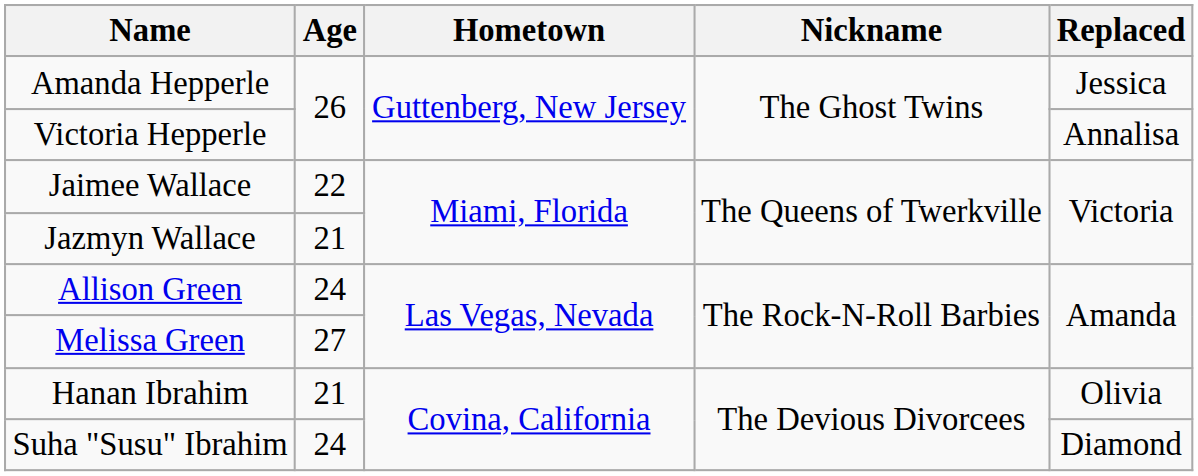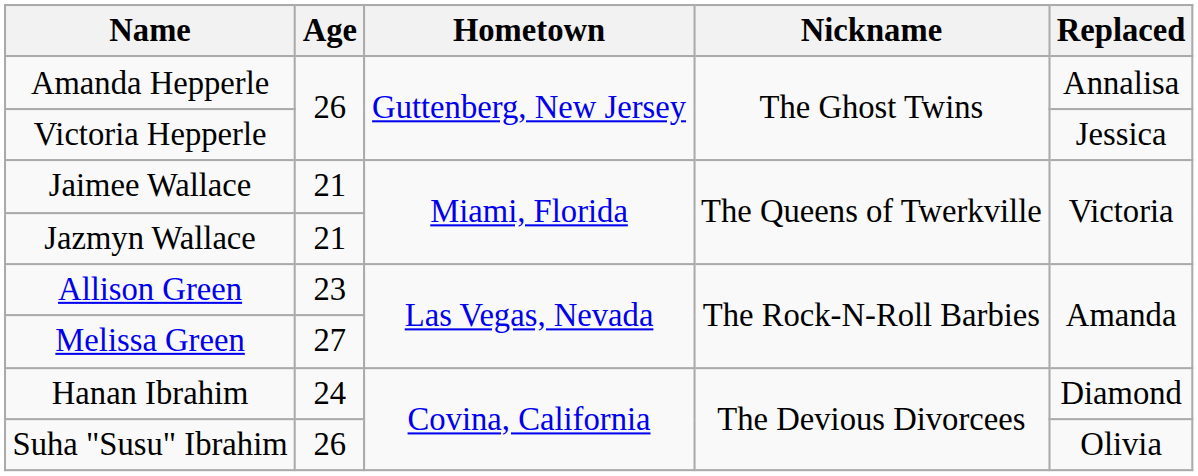(1121, 82) Jessica -> (1121, 82) Annalisa
(1121, 133) Annalisa -> (1121, 133) Jessica
(330, 185) 22 -> (330, 185) 21
(330, 289) 24 -> (330, 289) 23
(330, 392) 21 -> (330, 392) 24
(1121, 392) Olivia -> (1121, 392) Diamond
(330, 444) 24 -> (330, 444) 26
(1121, 444) Diamond -> (1121, 444) Olivia
